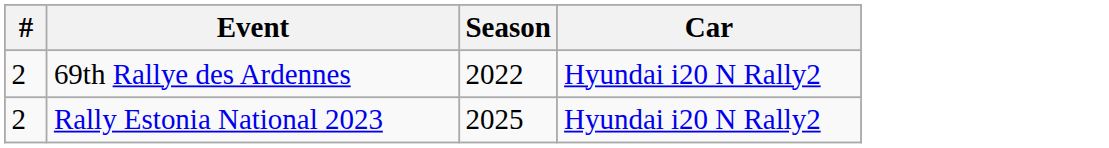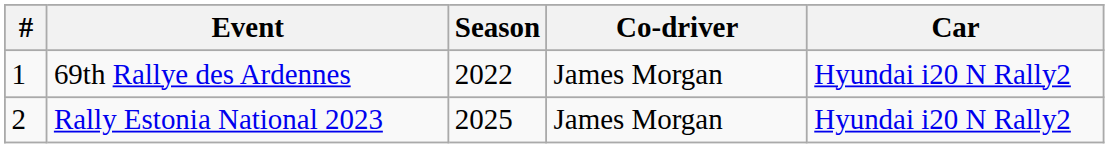+ column: (677, 27)
(19, 73) 2 -> (19, 73) 1
